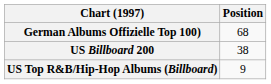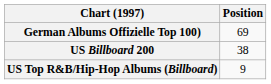(243, 32) 68 -> (243, 32) 69
